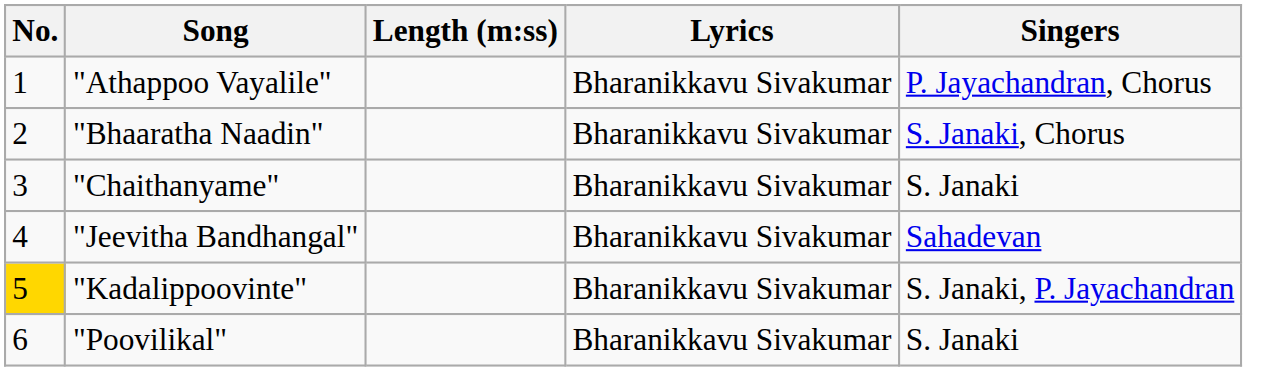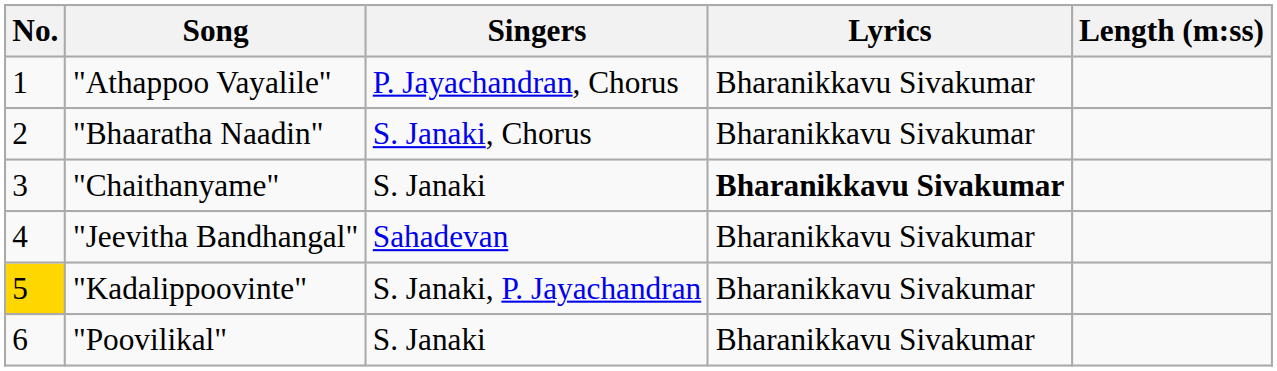columns swapped: (1070, 30) <-> (465, 30)
(732, 185) normal -> (890, 185) bold
